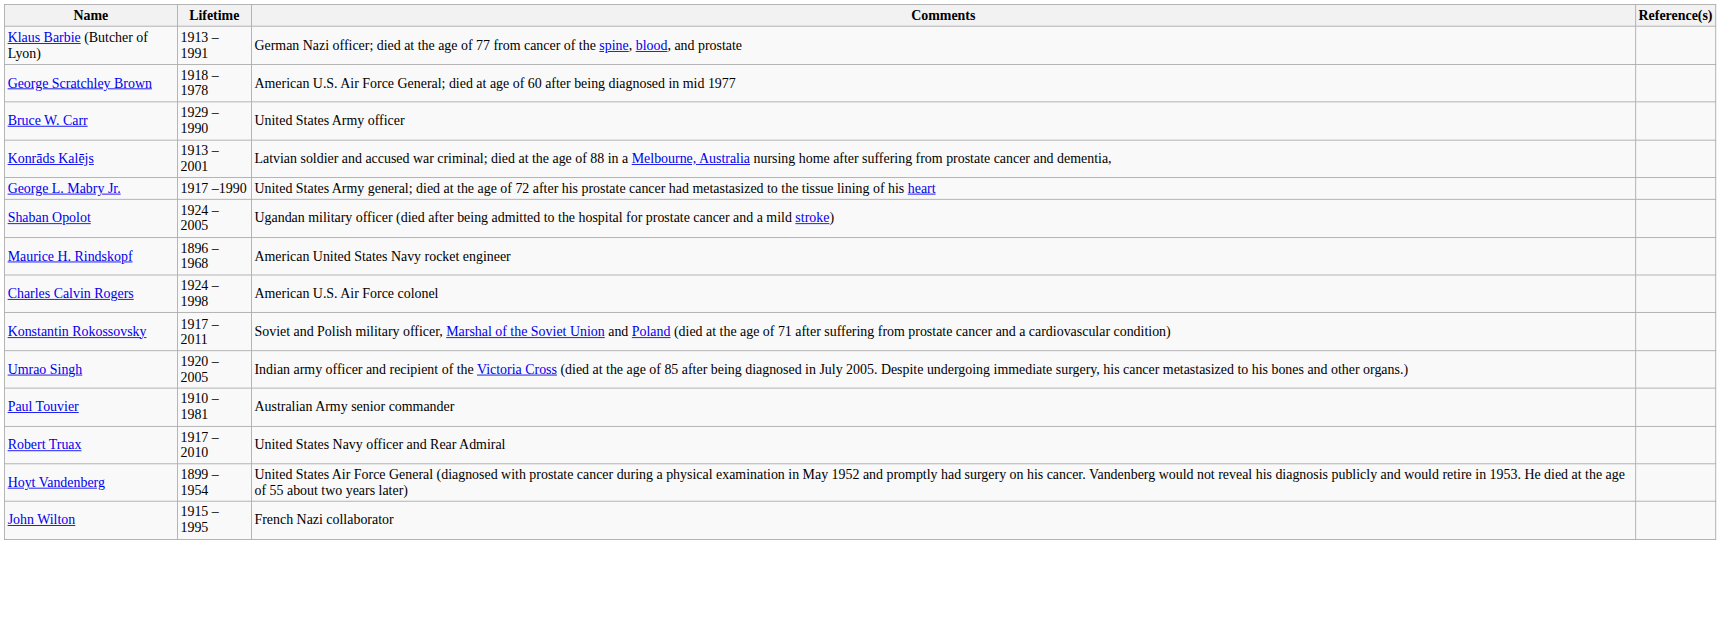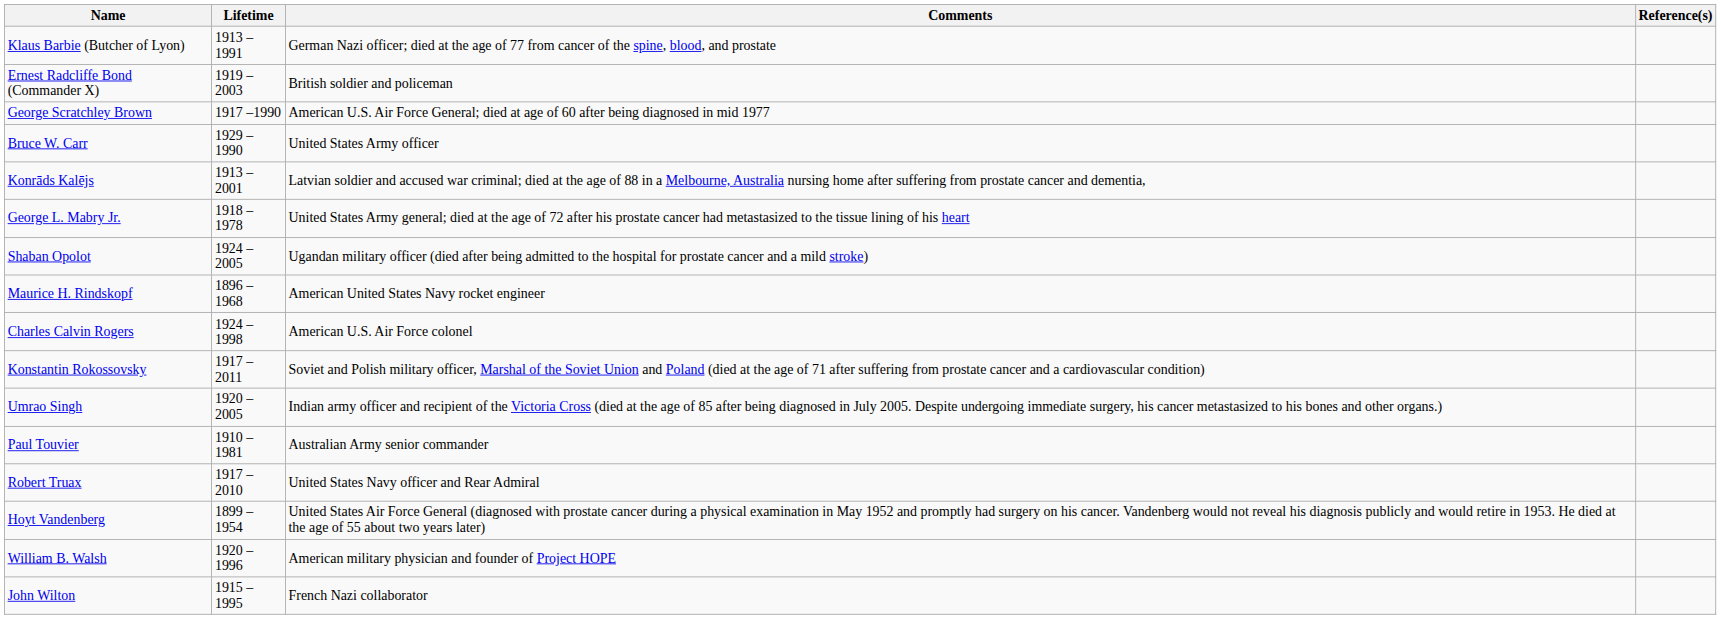+ row: (70, 83)
(200, 83) 1918 – 1978 -> (248, 113) 1917 –1990
(214, 188) 1917 –1990 -> (234, 218) 1918 – 1978
+ row: (57, 558)
